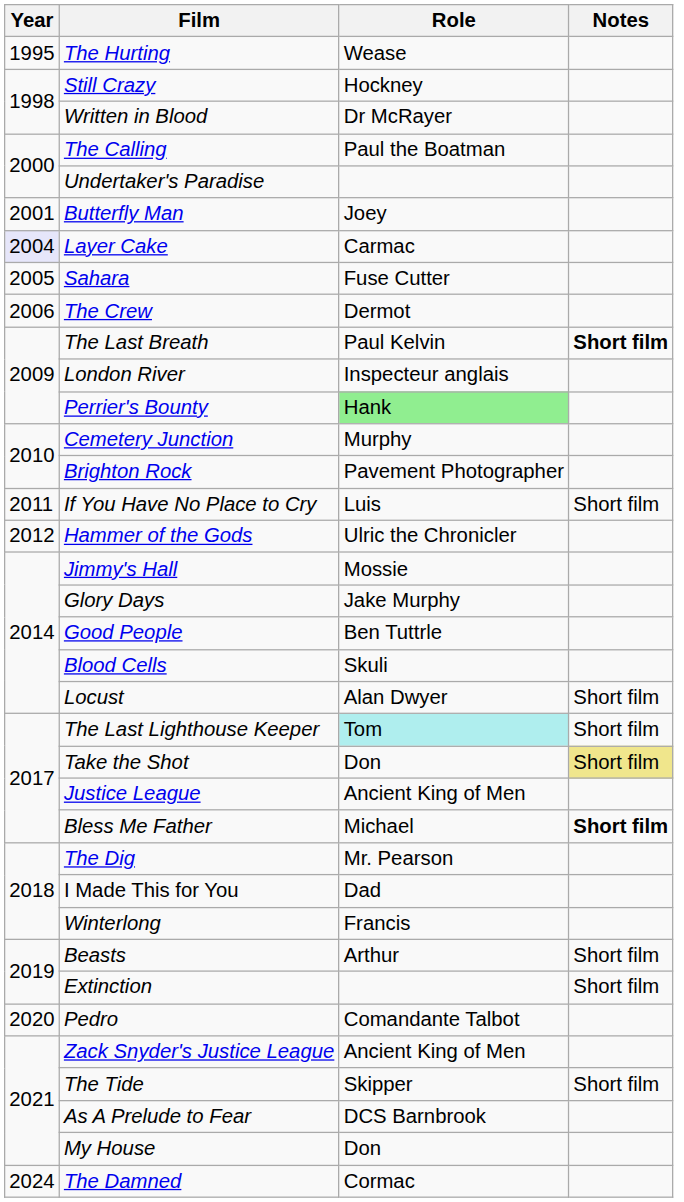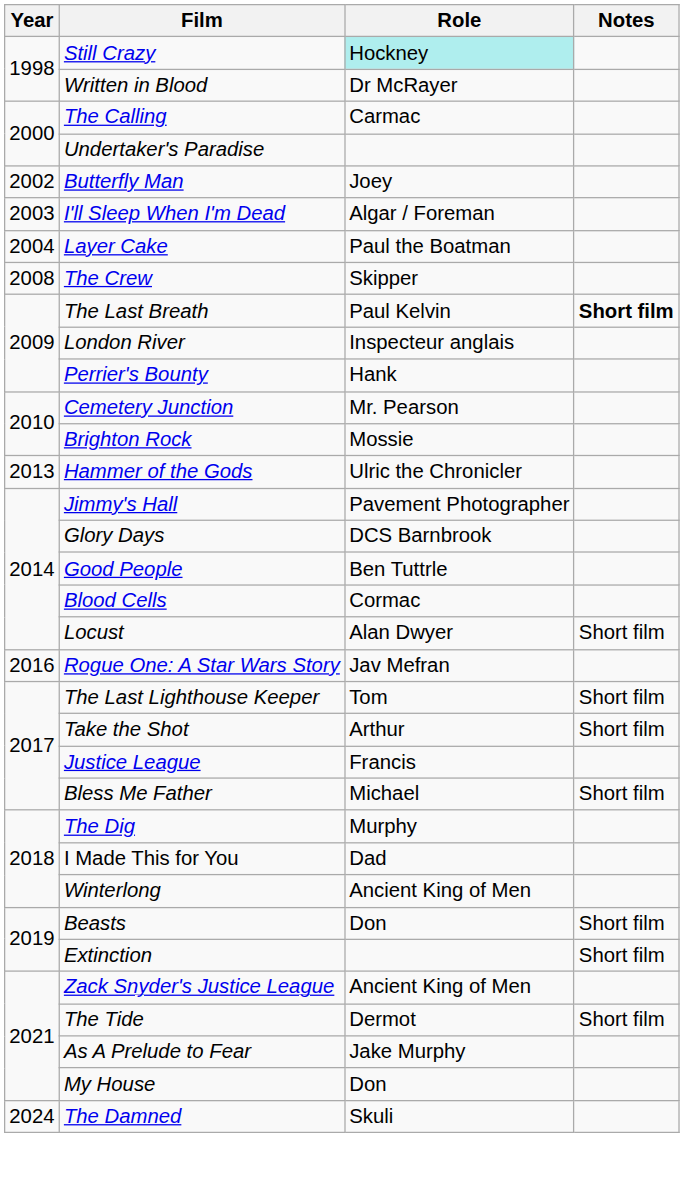- row: (117, 52)
(383, 85) no background -> (389, 52) paleturquoise background
(424, 149) Paul the Boatman -> (385, 117) Carmac
(32, 213) 2001 -> (32, 181) 2002
+ row: (174, 213)
(32, 246) lavender background -> (32, 246) no background
(379, 246) Carmac -> (430, 246) Paul the Boatman
- row: (97, 278)
(32, 310) 2006 -> (32, 278) 2008
(377, 310) Dermot -> (384, 278) Skipper
(367, 407) lightgreen background -> (373, 375) no background
(378, 439) Murphy -> (404, 407) Mr. Pearson
(454, 471) Pavement Photographer -> (381, 439) Mossie
- row: (190, 504)
(32, 536) 2012 -> (32, 471) 2013
(376, 568) Mossie -> (459, 504) Pavement Photographer
(402, 600) Jake Murphy -> (420, 536) DCS Barnbrook
(366, 665) Skuli -> (385, 600) Cormac
+ row: (202, 665)
(363, 729) paleturquoise background -> (368, 697) no background
(362, 761) Don -> (377, 729) Arthur
(616, 761) khaki background -> (622, 729) no background
(435, 794) Ancient King of Men -> (383, 761) Francis
(621, 826) bold -> (622, 794) normal
(398, 858) Mr. Pearson -> (383, 826) Murphy
(377, 922) Francis -> (440, 890) Ancient King of Men
(371, 955) Arthur -> (368, 922) Don
- row: (91, 1019)
(378, 1084) Skipper -> (383, 1019) Dermot
(415, 1116) DCS Barnbrook -> (407, 1051) Jake Murphy
(379, 1180) Cormac -> (371, 1116) Skuli
